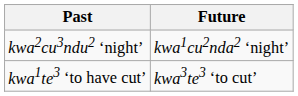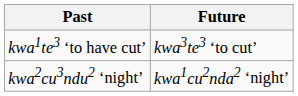rows swapped: (77, 75) <-> (76, 45)
